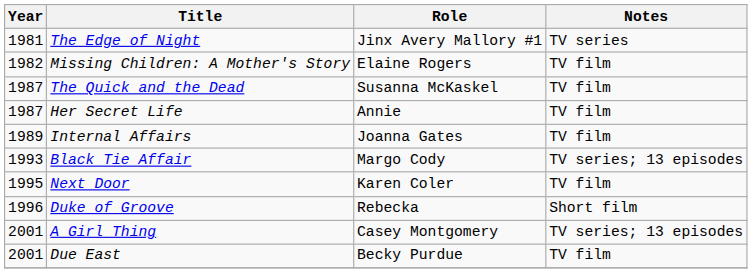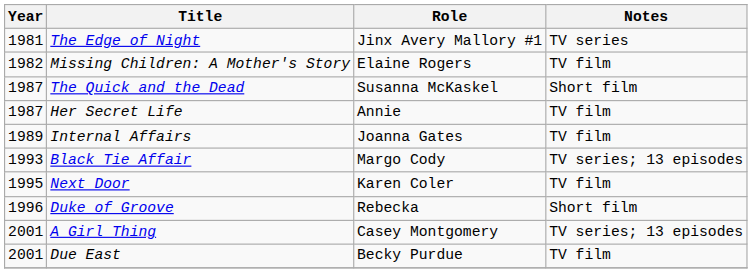(580, 88) TV film -> (593, 88) Short film
